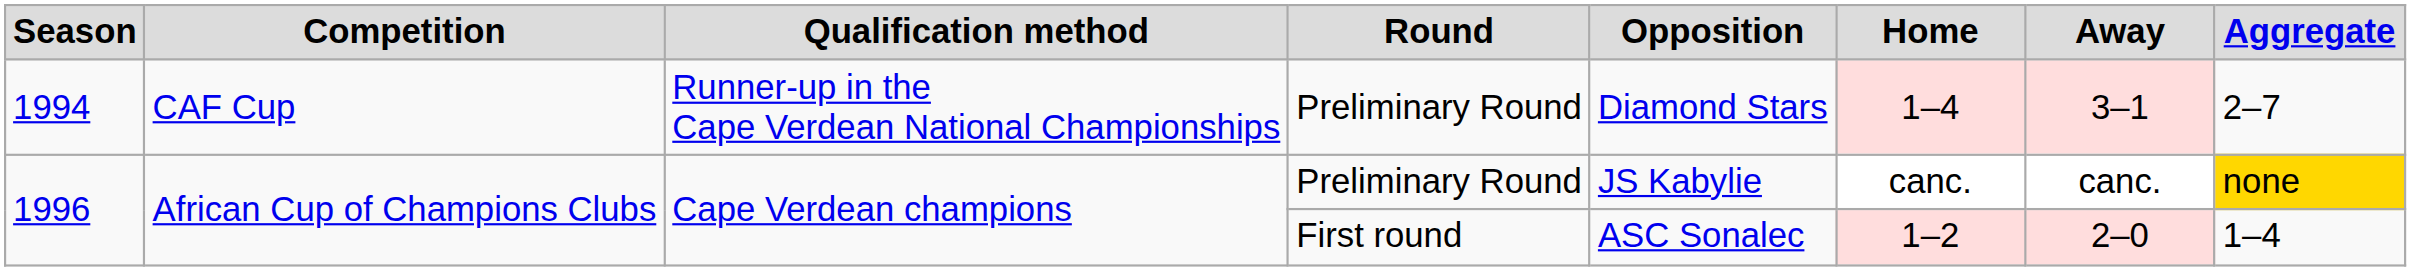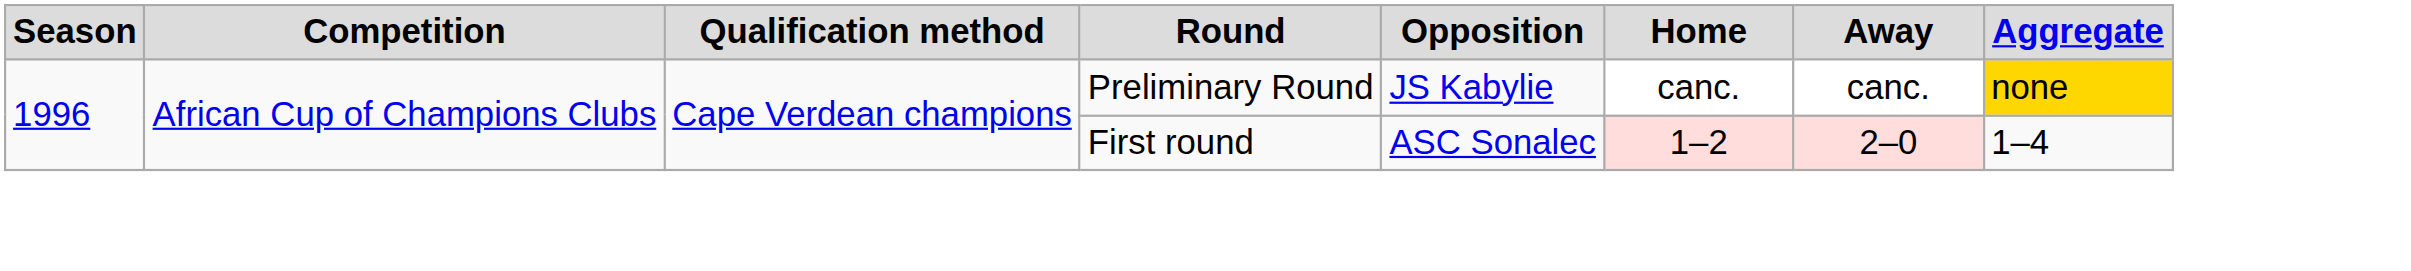- row: (52, 106)
